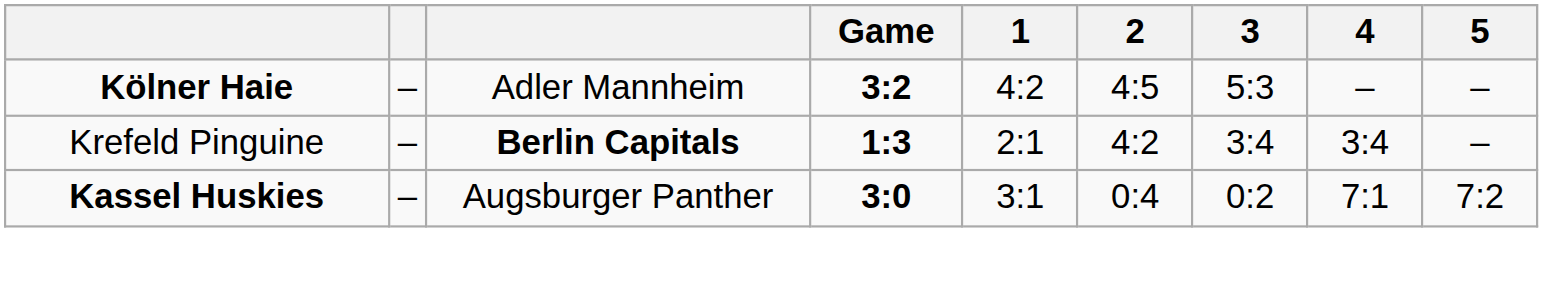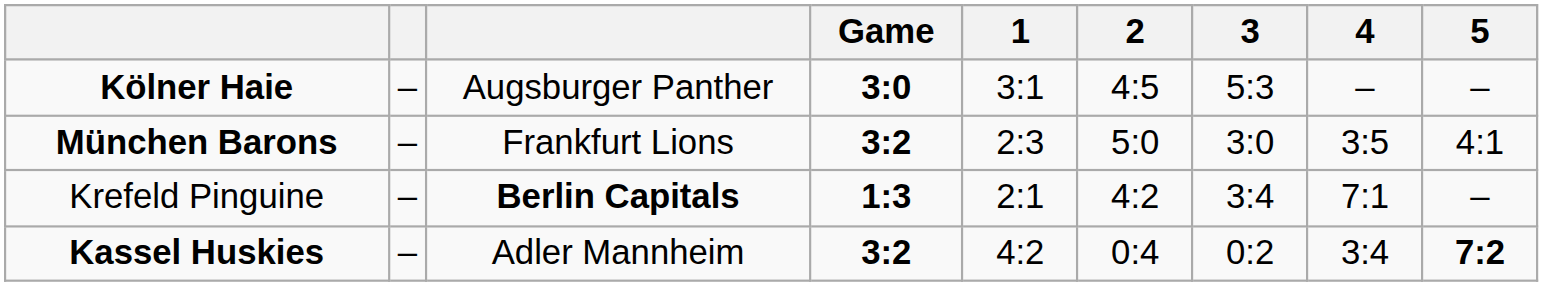(618, 87) Adler Mannheim -> (618, 87) Augsburger Panther
(886, 87) 3:2 -> (886, 87) 3:0
(1020, 87) 4:2 -> (1020, 87) 3:1
+ row: (197, 142)
(1365, 142) 3:4 -> (1365, 197) 7:1
(618, 197) Augsburger Panther -> (618, 252) Adler Mannheim
(886, 197) 3:0 -> (886, 252) 3:2
(1020, 197) 3:1 -> (1020, 252) 4:2
(1365, 197) 7:1 -> (1365, 252) 3:4
(1480, 197) normal -> (1480, 252) bold
